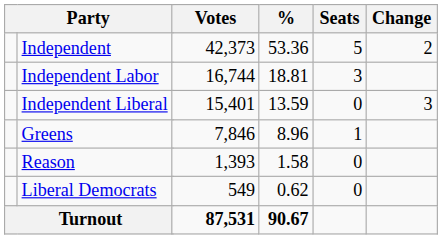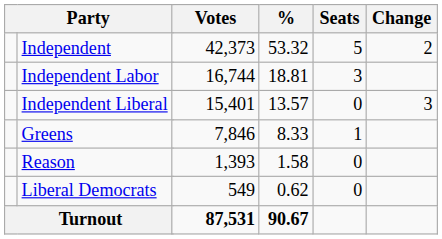(288, 47) 53.36 -> (288, 47) 53.32
(288, 104) 13.59 -> (288, 104) 13.57
(293, 133) 8.96 -> (293, 133) 8.33
